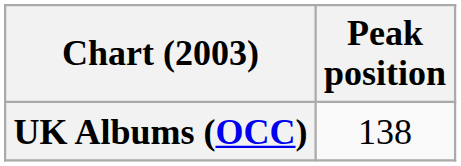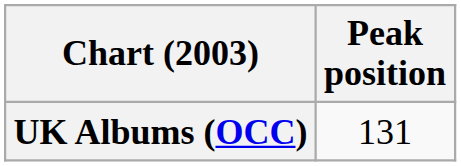(385, 130) 138 -> (385, 130) 131
